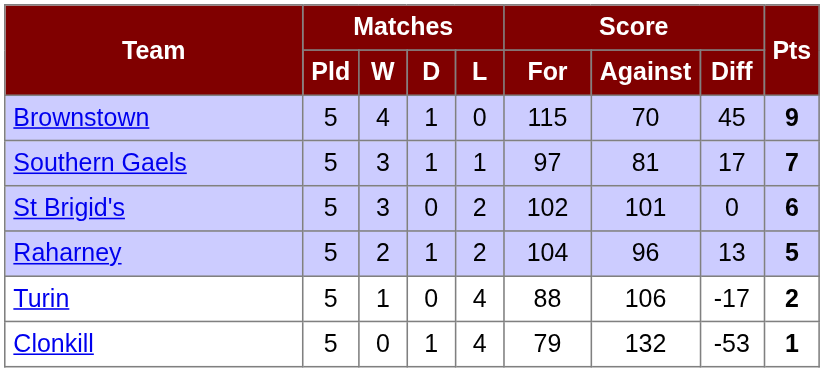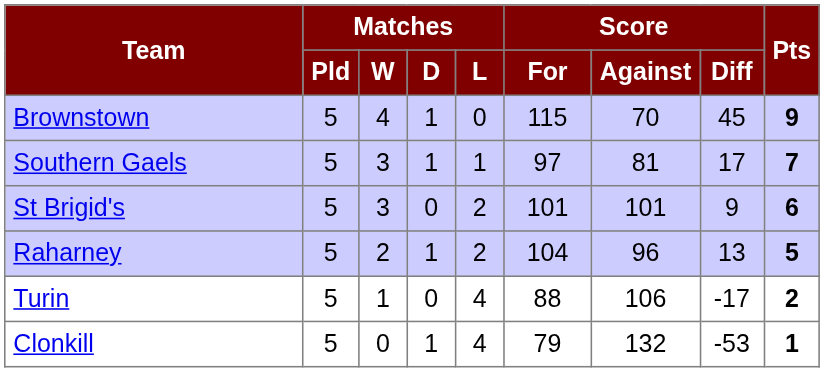(547, 208) 102 -> (547, 208) 101
(732, 208) 0 -> (732, 208) 9
